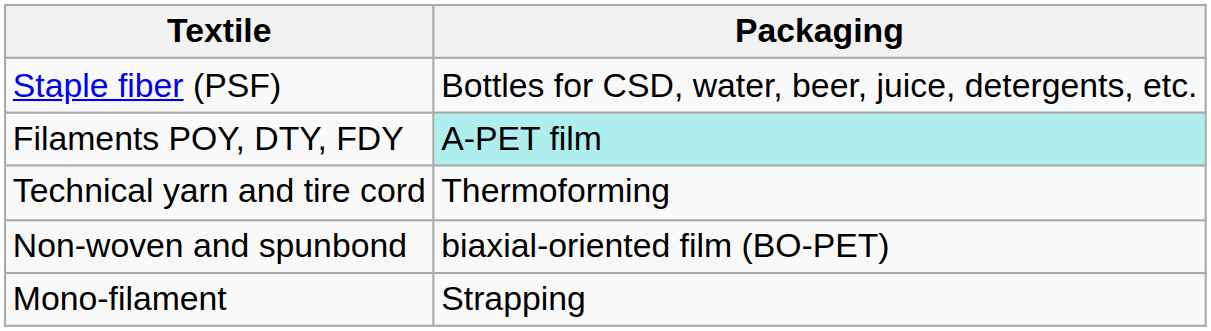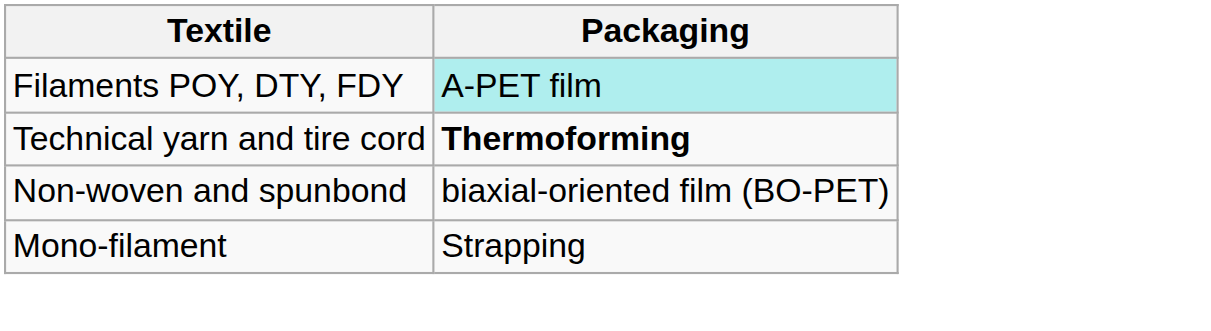- row: (147, 84)
(556, 191) normal -> (566, 138) bold
